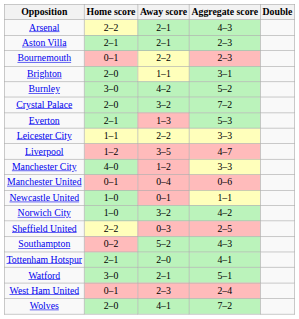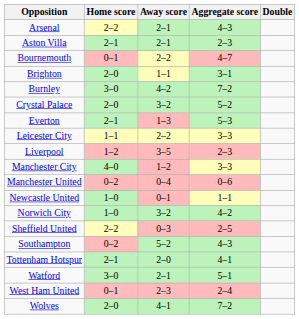(225, 58) 2–3 -> (225, 58) 4–7
(225, 89) 5–2 -> (225, 89) 7–2
(225, 105) 7–2 -> (225, 105) 5–2
(225, 151) 4–7 -> (225, 151) 2–3
(111, 182) 0–1 -> (111, 182) 0–2
